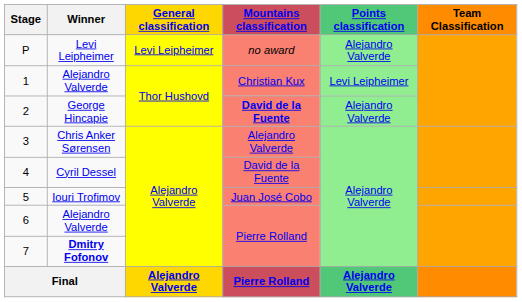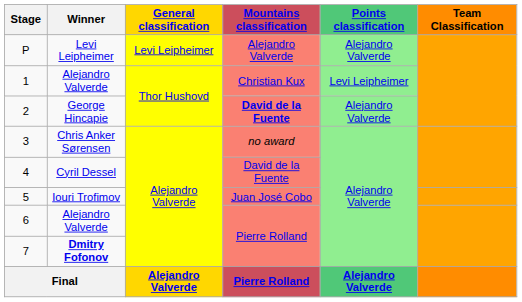(271, 51) no award -> (271, 51) Alejandro Valverde
(271, 142) Alejandro Valverde -> (271, 142) no award
